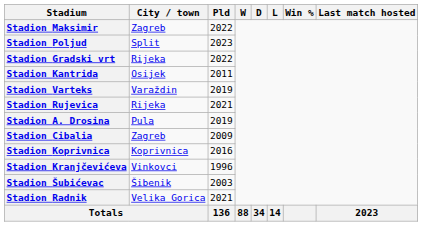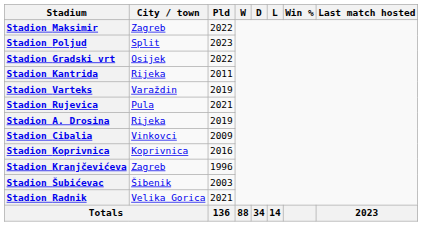(148, 58) Rijeka -> (148, 58) Osijek
(148, 74) Osijek -> (148, 74) Rijeka
(148, 105) Rijeka -> (143, 105) Pula
(143, 120) Pula -> (148, 120) Rijeka
(148, 136) Zagreb -> (154, 136) Vinkovci
(154, 167) Vinkovci -> (148, 167) Zagreb
